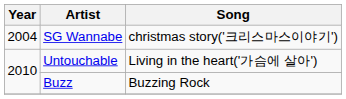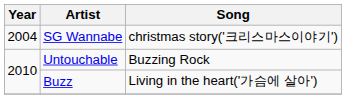(223, 60) Living in the heart('가슴에 살아') -> (169, 59) Buzzing Rock
(169, 83) Buzzing Rock -> (223, 81) Living in the heart('가슴에 살아')
